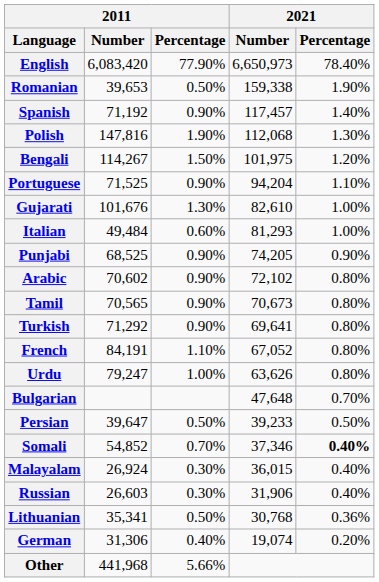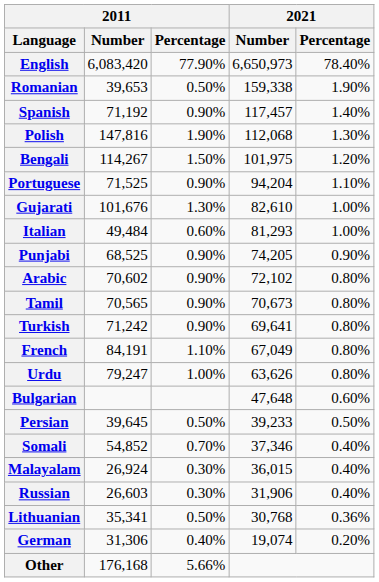(127, 326) 71,292 -> (127, 326) 71,242
(272, 350) 67,052 -> (272, 350) 67,049
(351, 398) 0.70% -> (351, 398) 0.60%
(127, 421) 39,647 -> (127, 421) 39,645
(349, 445) bold -> (351, 445) normal
(123, 565) 441,968 -> (123, 565) 176,168
